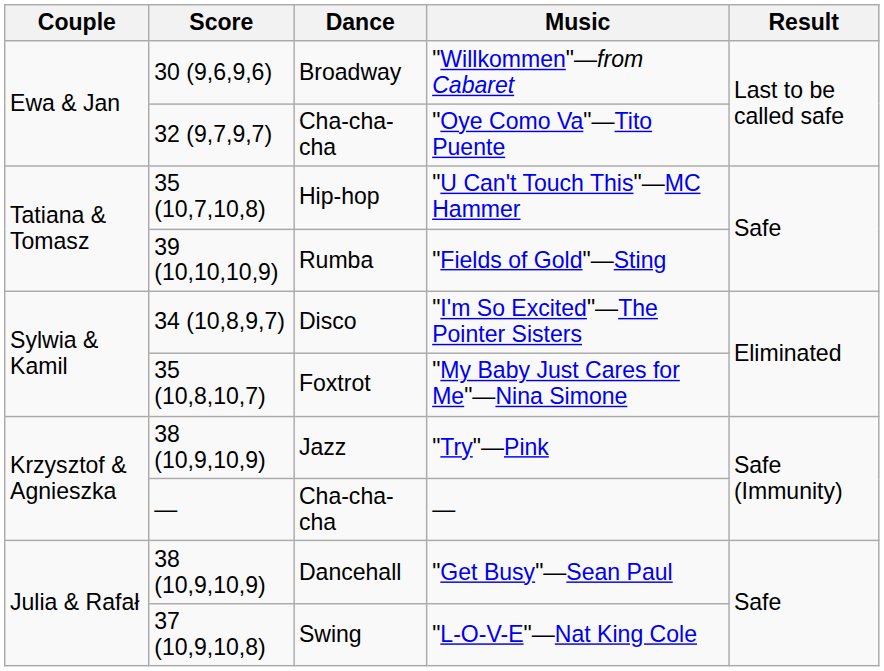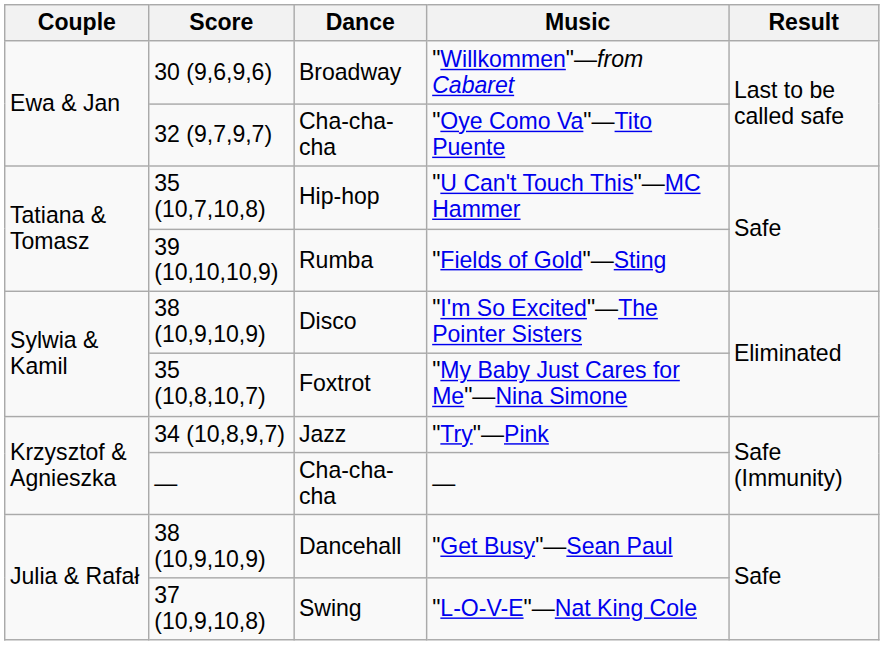(220, 322) 34 (10,8,9,7) -> (210, 322) 38 (10,9,10,9)
(210, 447) 38 (10,9,10,9) -> (220, 434) 34 (10,8,9,7)
